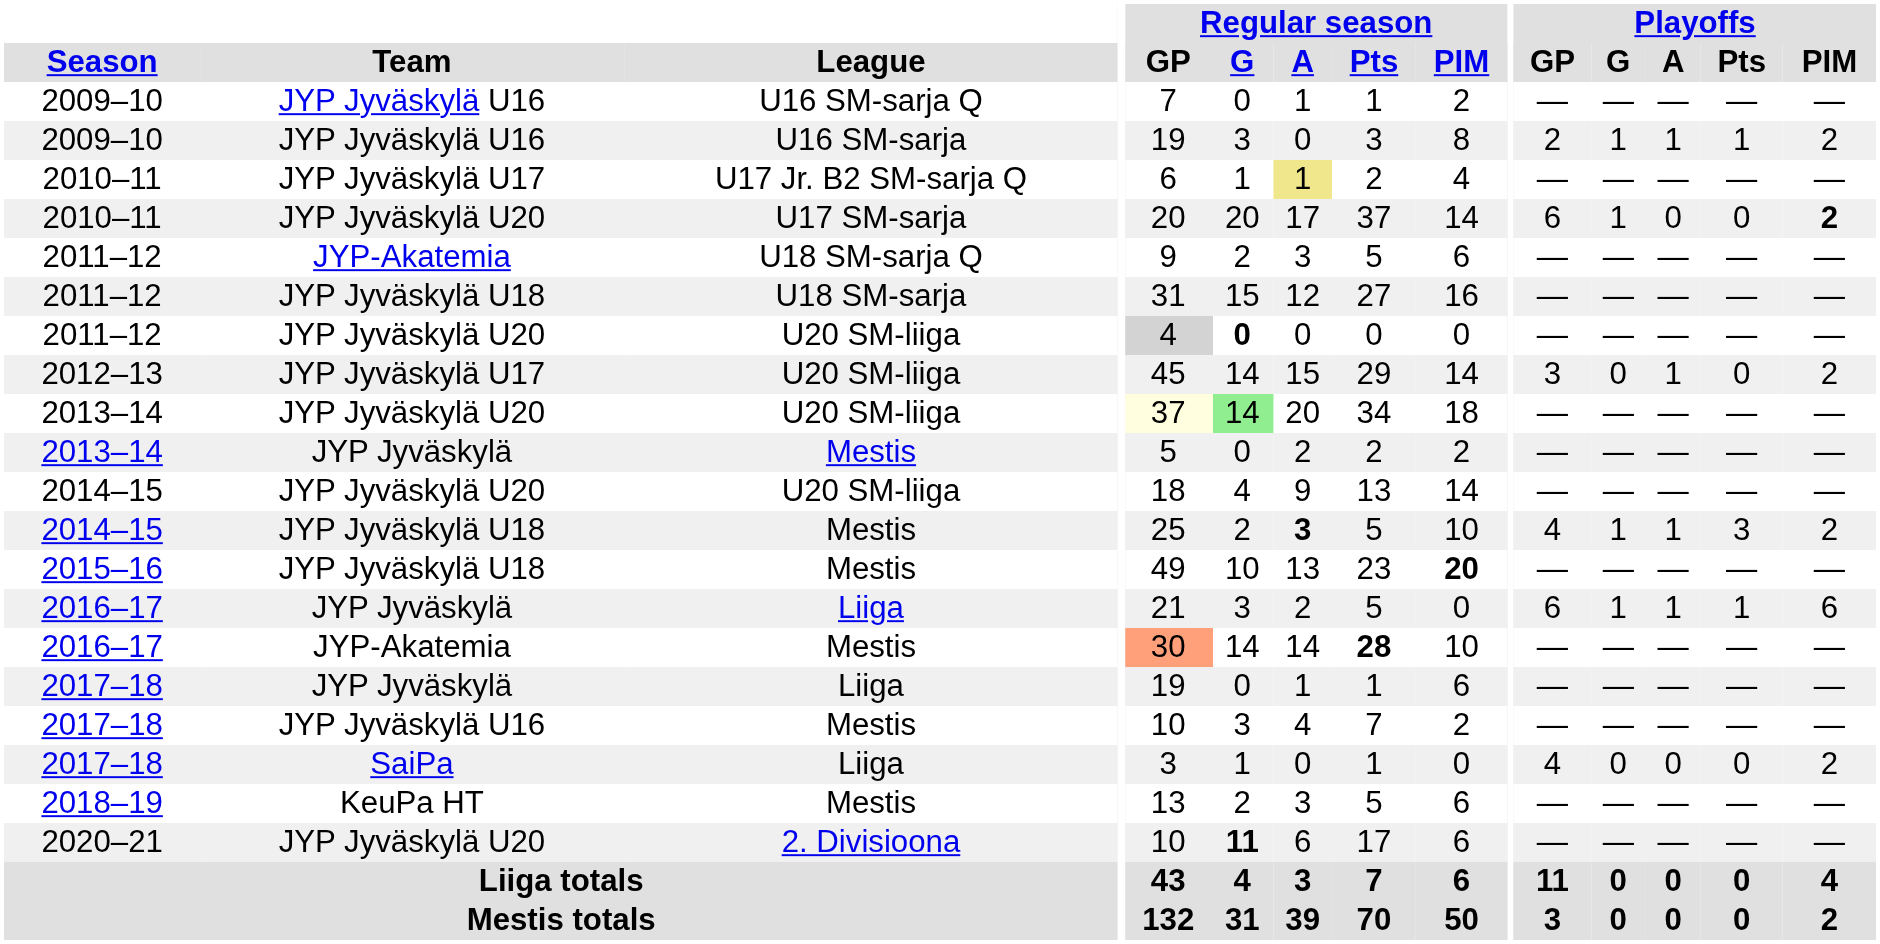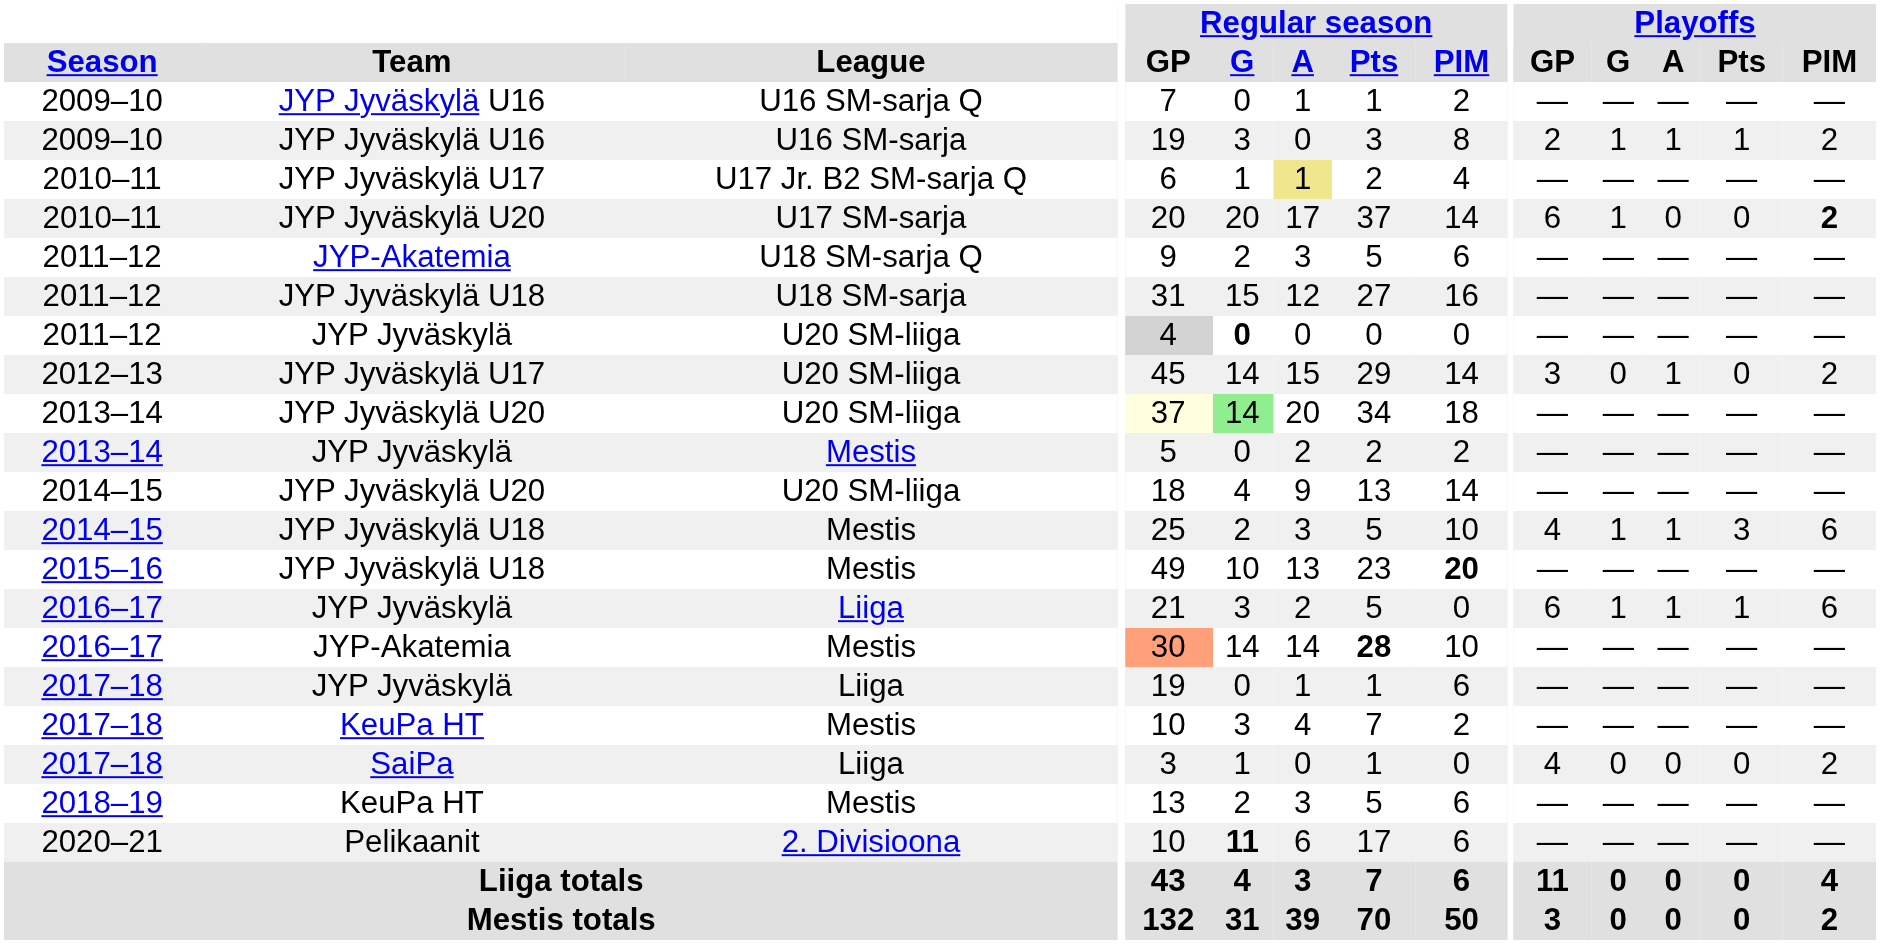(412, 335) JYP Jyväskylä U20 -> (412, 335) JYP Jyväskylä
(1303, 530) bold -> (1303, 530) normal
(1829, 530) 2 -> (1829, 530) 6
(412, 725) JYP Jyväskylä U16 -> (412, 725) KeuPa HT
(412, 842) JYP Jyväskylä U20 -> (412, 842) Pelikaanit
